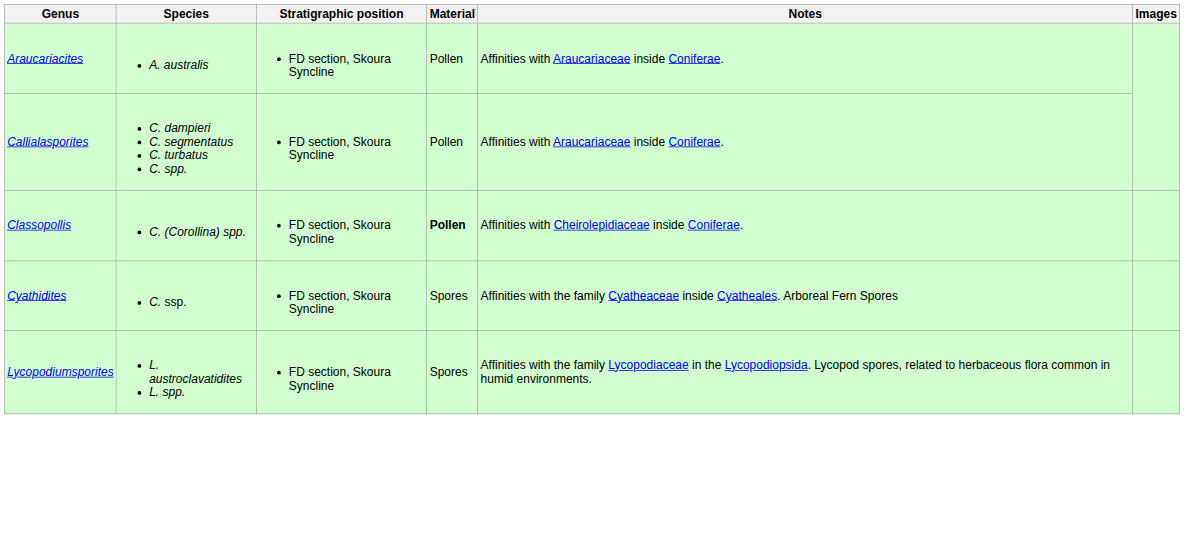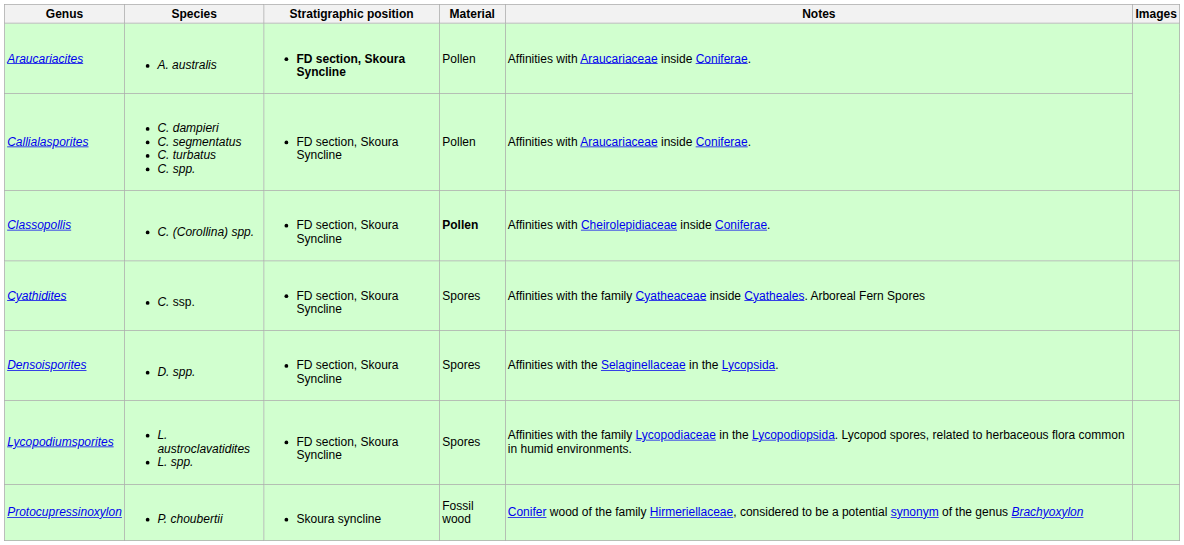(341, 65) normal -> (352, 65) bold
+ row: (47, 365)
+ row: (65, 512)
